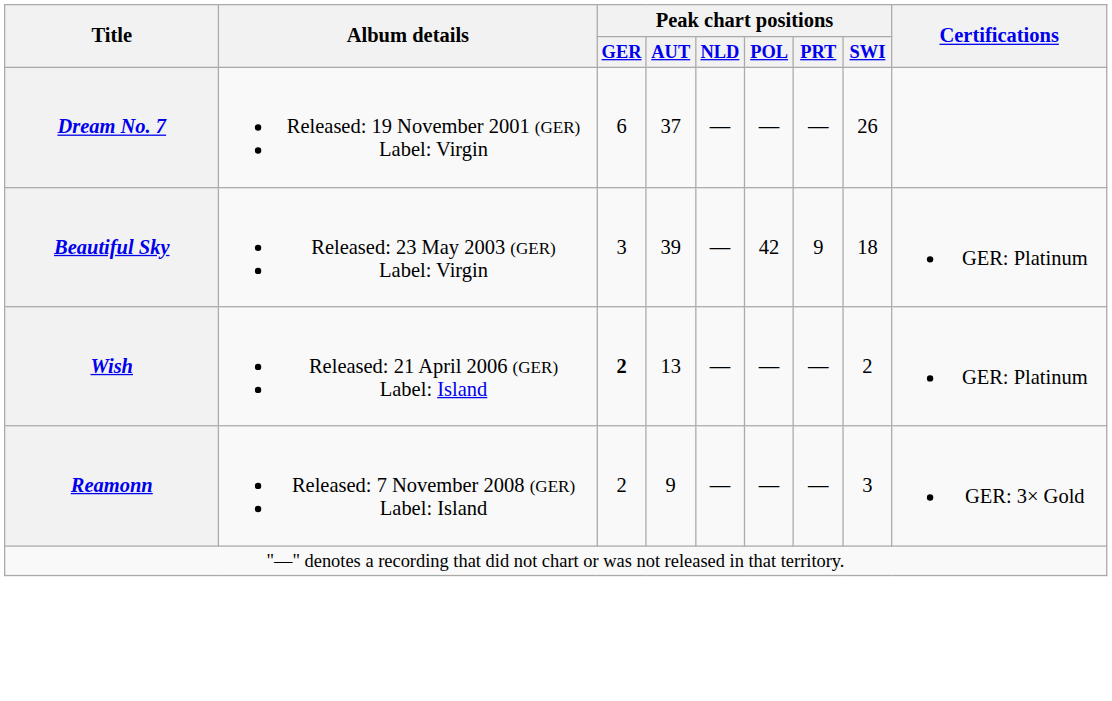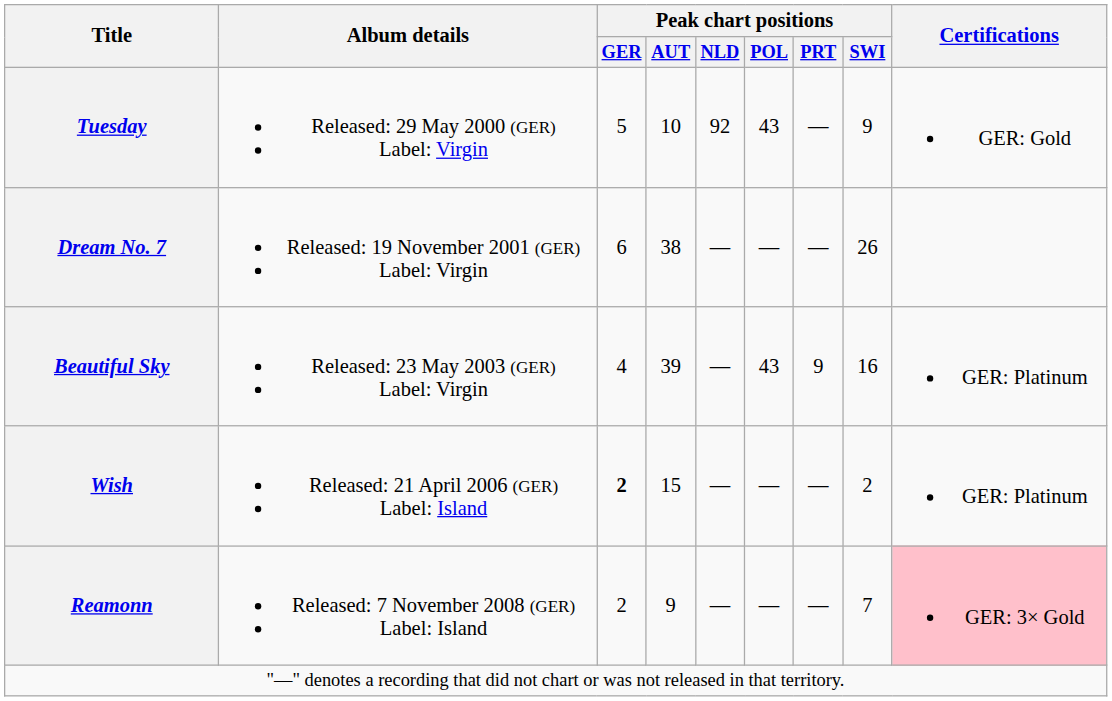+ row: (112, 127)
(671, 127) 37 -> (671, 246) 38
(622, 246) 3 -> (622, 366) 4
(769, 246) 42 -> (769, 366) 43
(867, 246) 18 -> (867, 366) 16
(671, 366) 13 -> (671, 485) 15
(867, 485) 3 -> (867, 605) 7
(999, 497) no background -> (999, 617) pink background
